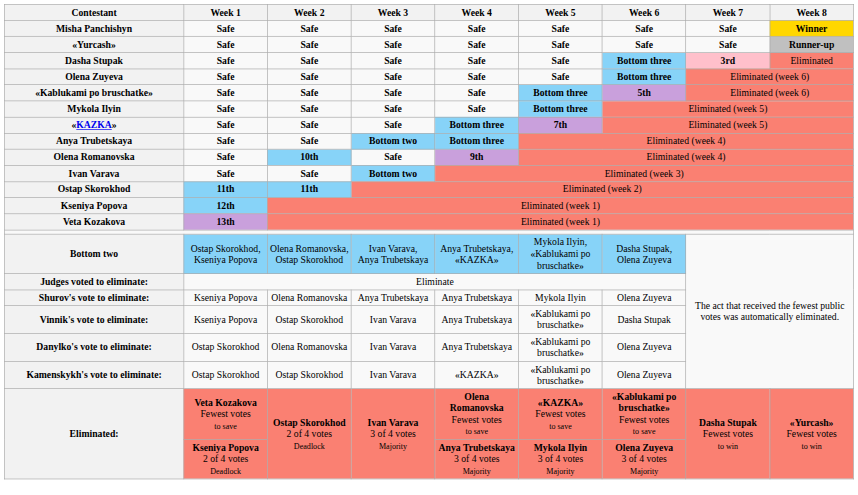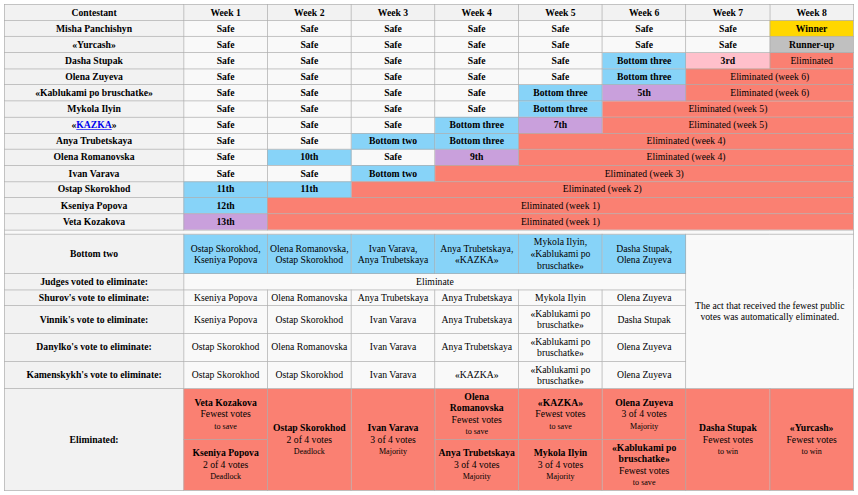(644, 414) «Kablukami po bruschatke» Fewest votes to save -> (644, 414) Olena Zuyeva 3 of 4 votes Majority
(644, 459) Olena Zuyeva 3 of 4 votes Majority -> (644, 465) «Kablukami po bruschatke» Fewest votes to save
